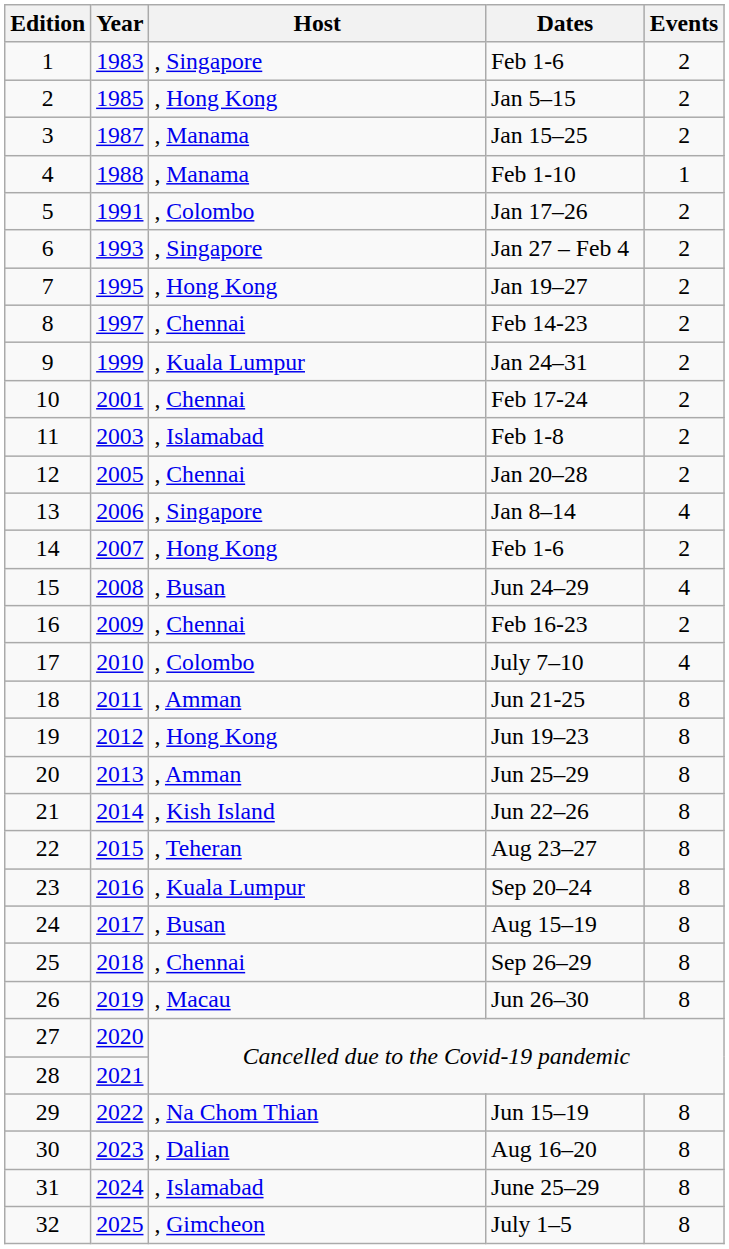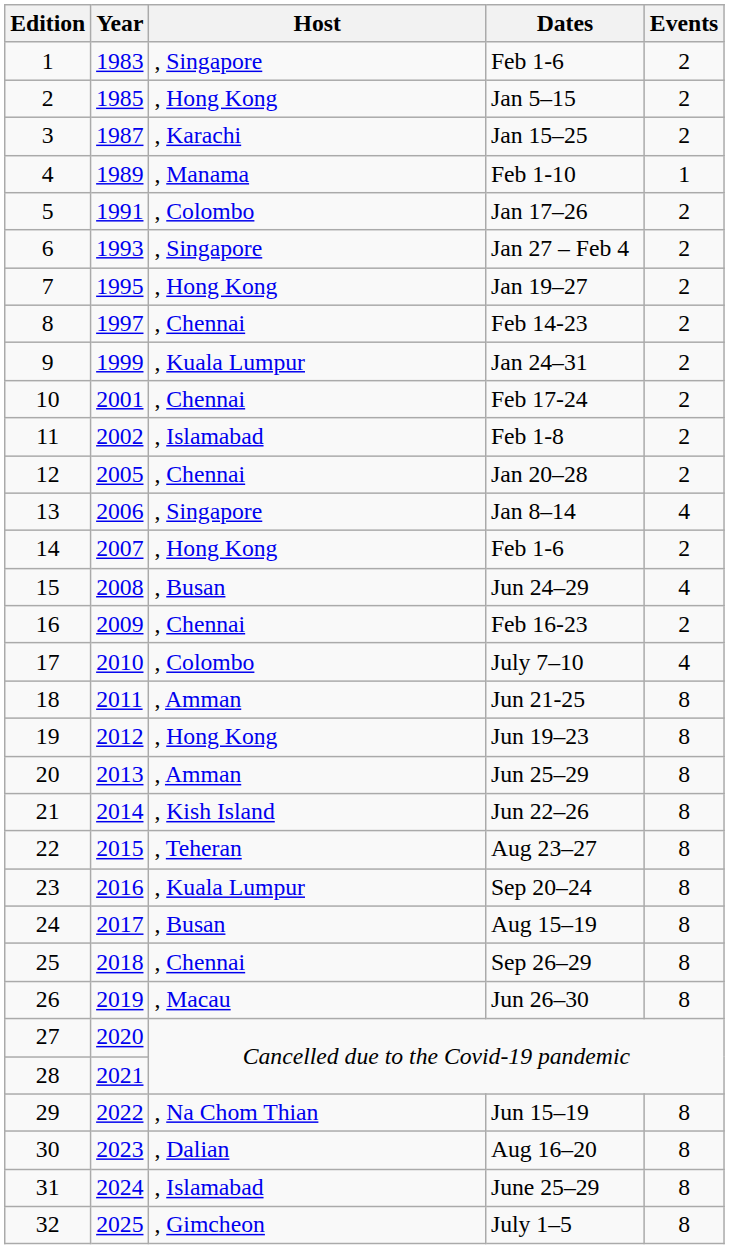(202, 135) , Manama -> (198, 135) , Karachi
(120, 173) 1988 -> (120, 173) 1989
(120, 436) 2003 -> (120, 436) 2002
